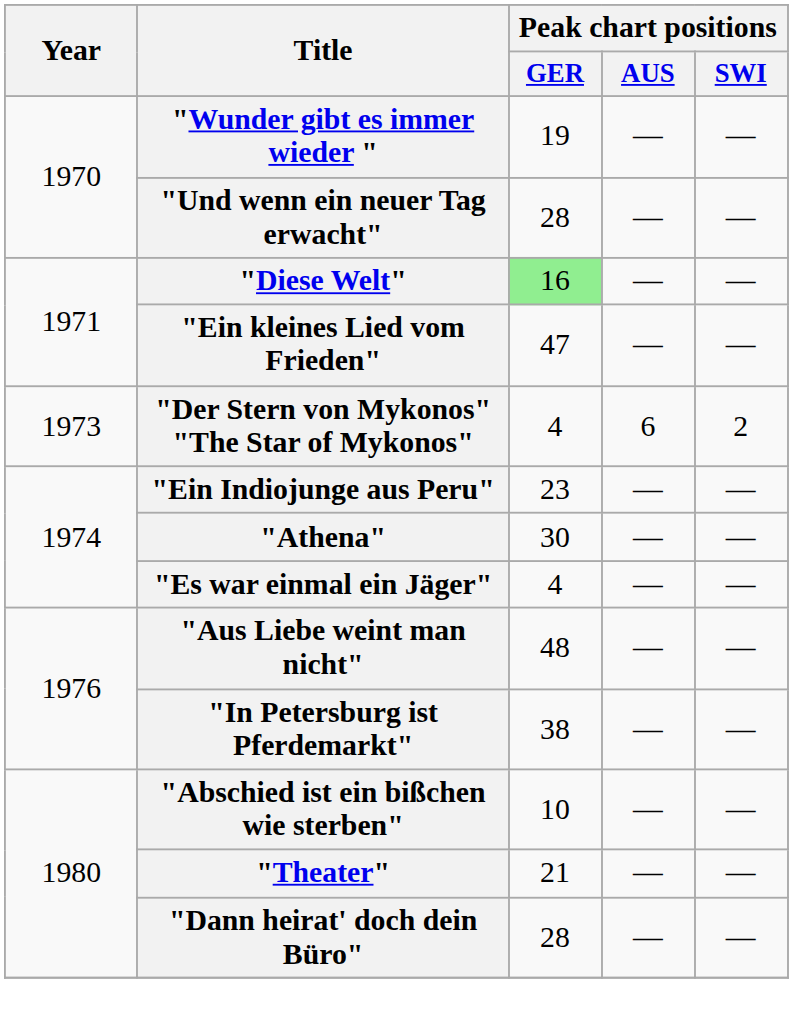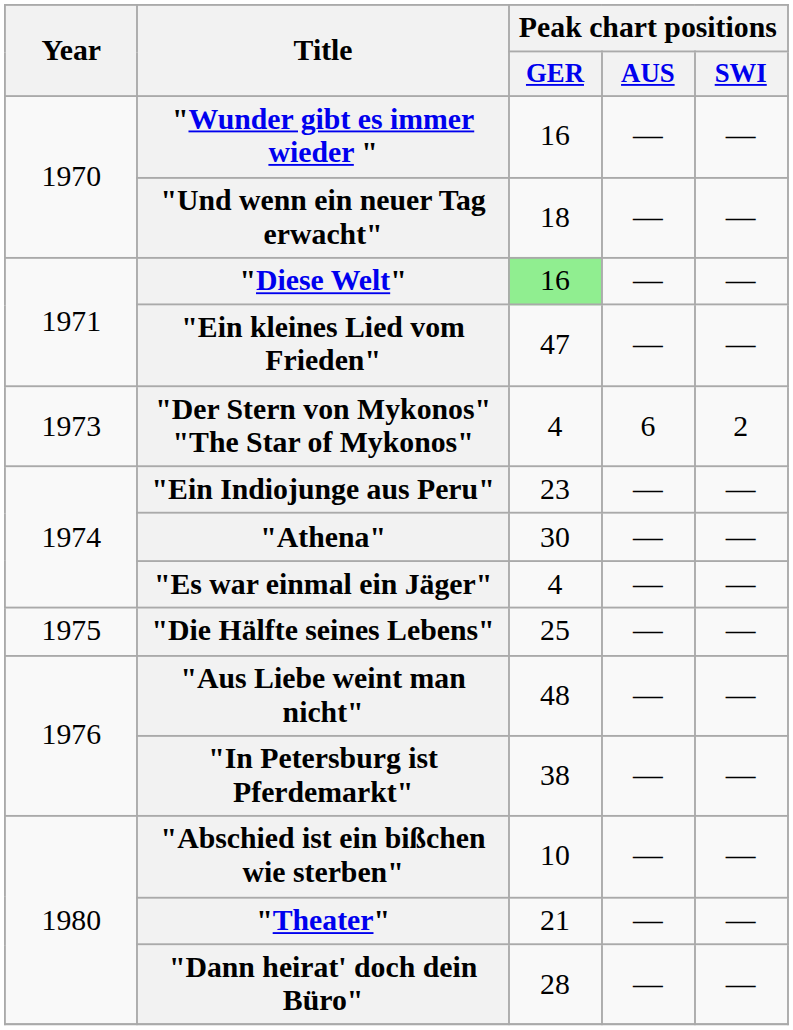(555, 136) 19 -> (555, 136) 16
(555, 216) 28 -> (555, 216) 18
+ row: (323, 630)
